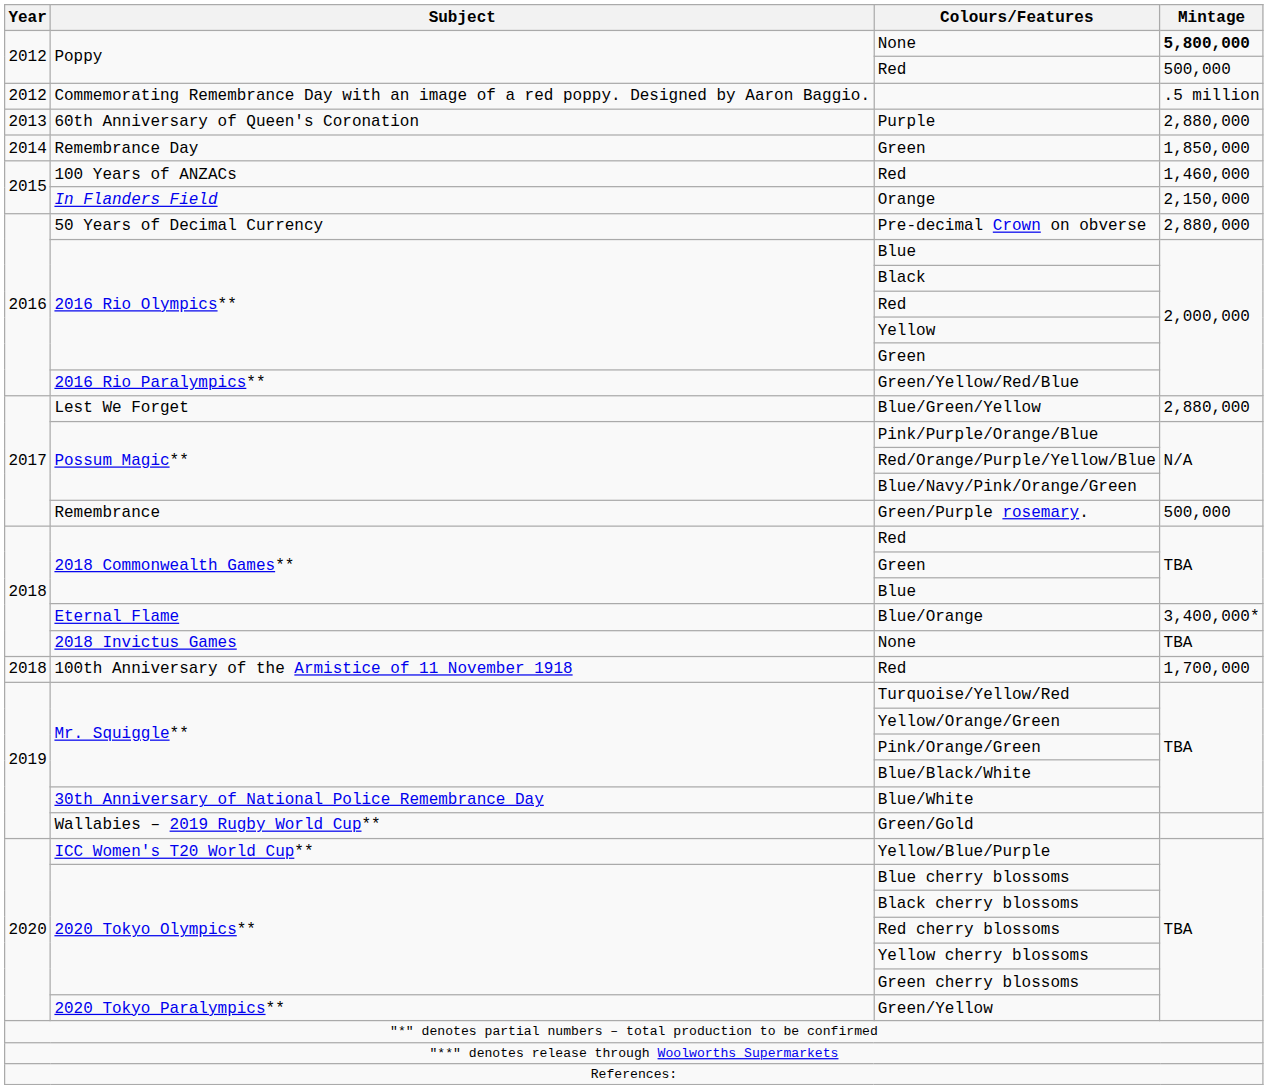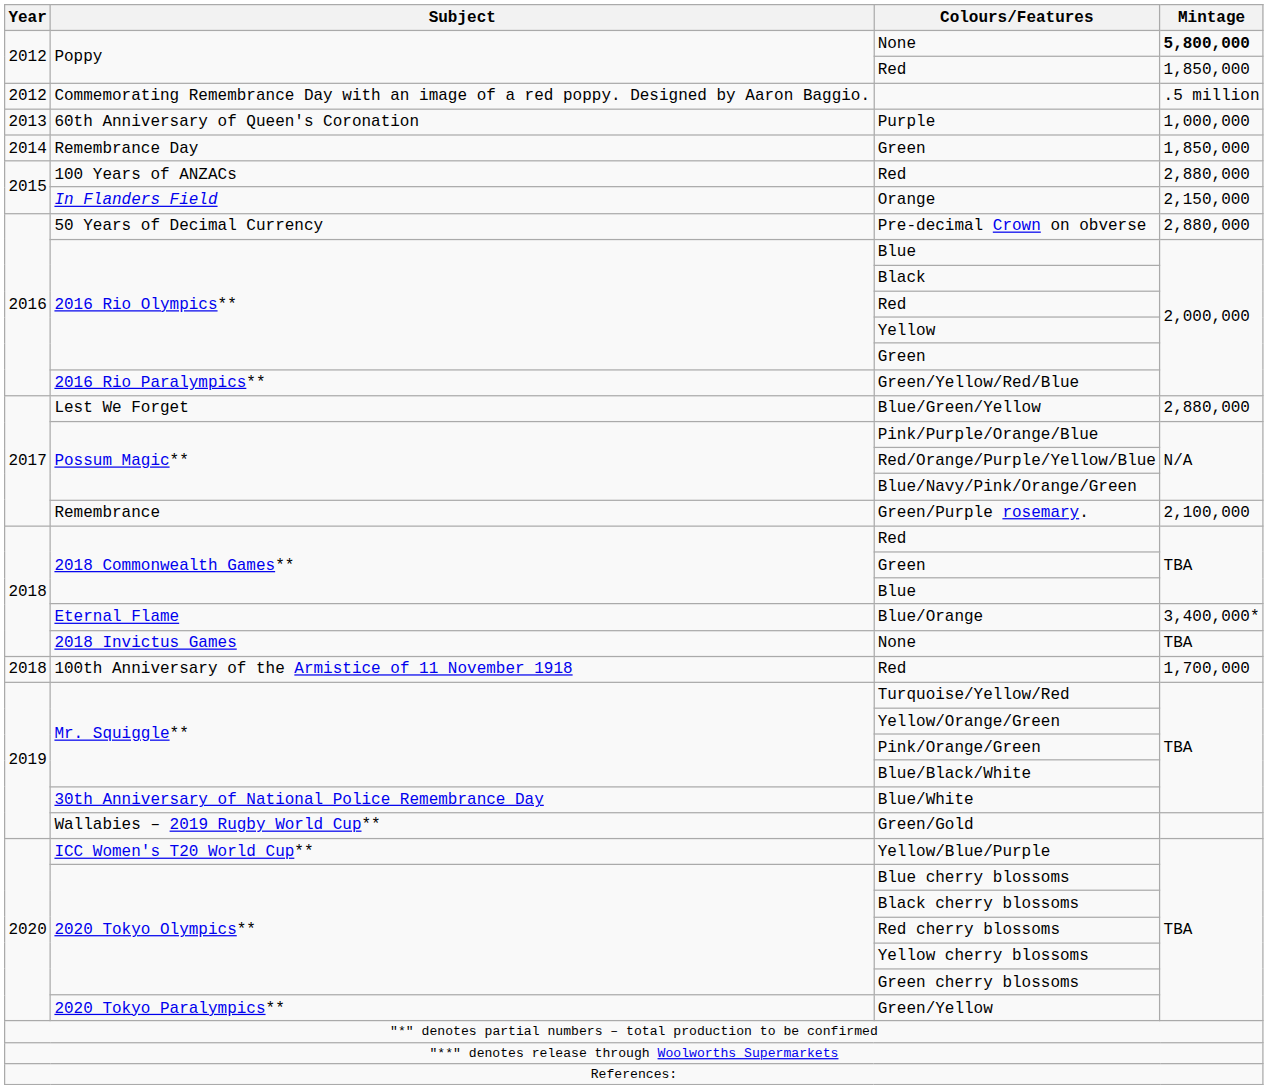(1197, 70) 500,000 -> (1207, 70) 1,850,000
(1207, 122) 2,880,000 -> (1207, 122) 1,000,000
(1207, 174) 1,460,000 -> (1207, 174) 2,880,000
(1197, 513) 500,000 -> (1207, 513) 2,100,000
